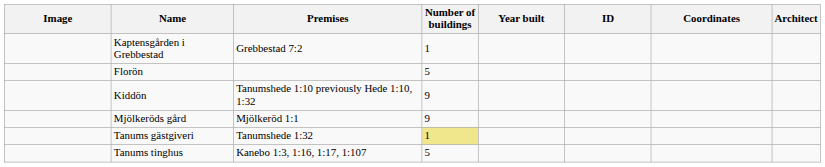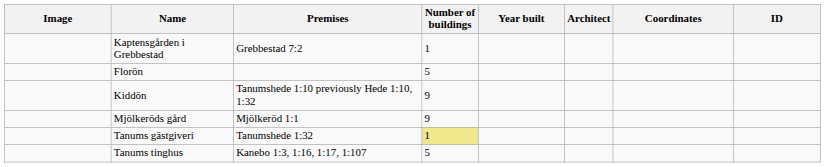columns swapped: (796, 19) <-> (608, 19)
